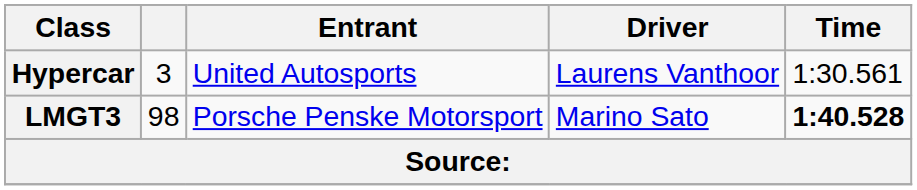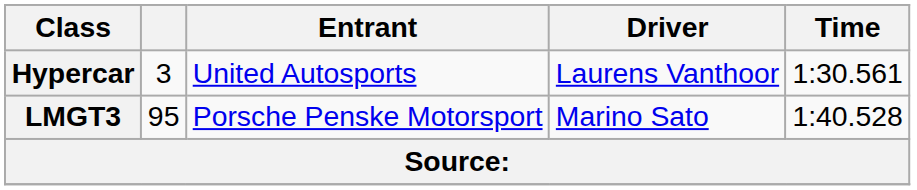(164, 117) 98 -> (164, 117) 95
(848, 117) bold -> (848, 117) normal
